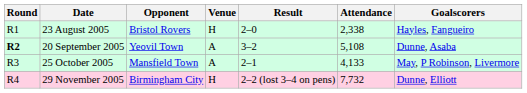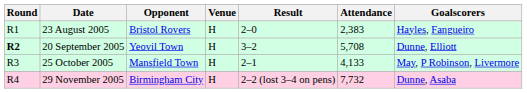(352, 29) 2,338 -> (352, 29) 2,383
(212, 46) A -> (212, 46) H
(352, 46) 5,108 -> (352, 46) 5,708
(426, 46) Dunne, Asaba -> (427, 46) Dunne, Elliott
(212, 63) A -> (212, 63) H
(427, 79) Dunne, Elliott -> (426, 79) Dunne, Asaba
